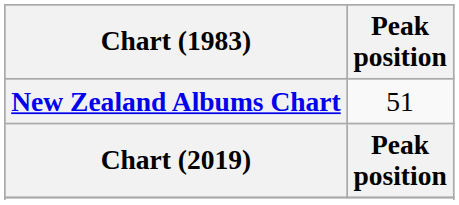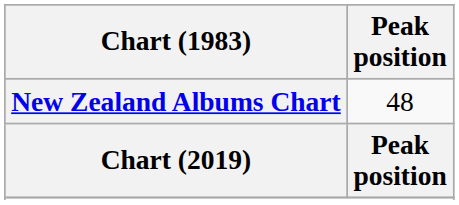(400, 100) 51 -> (400, 100) 48
